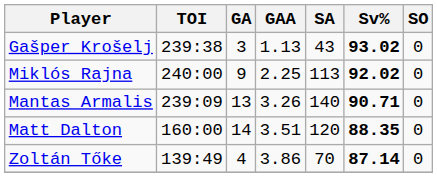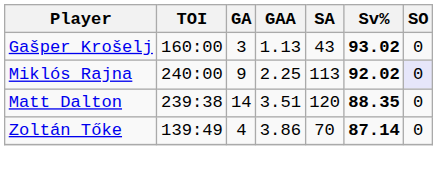(192, 47) 239:38 -> (192, 47) 160:00
(418, 75) no background -> (418, 75) lavender background
- row: (81, 103)
(192, 131) 160:00 -> (192, 103) 239:38
